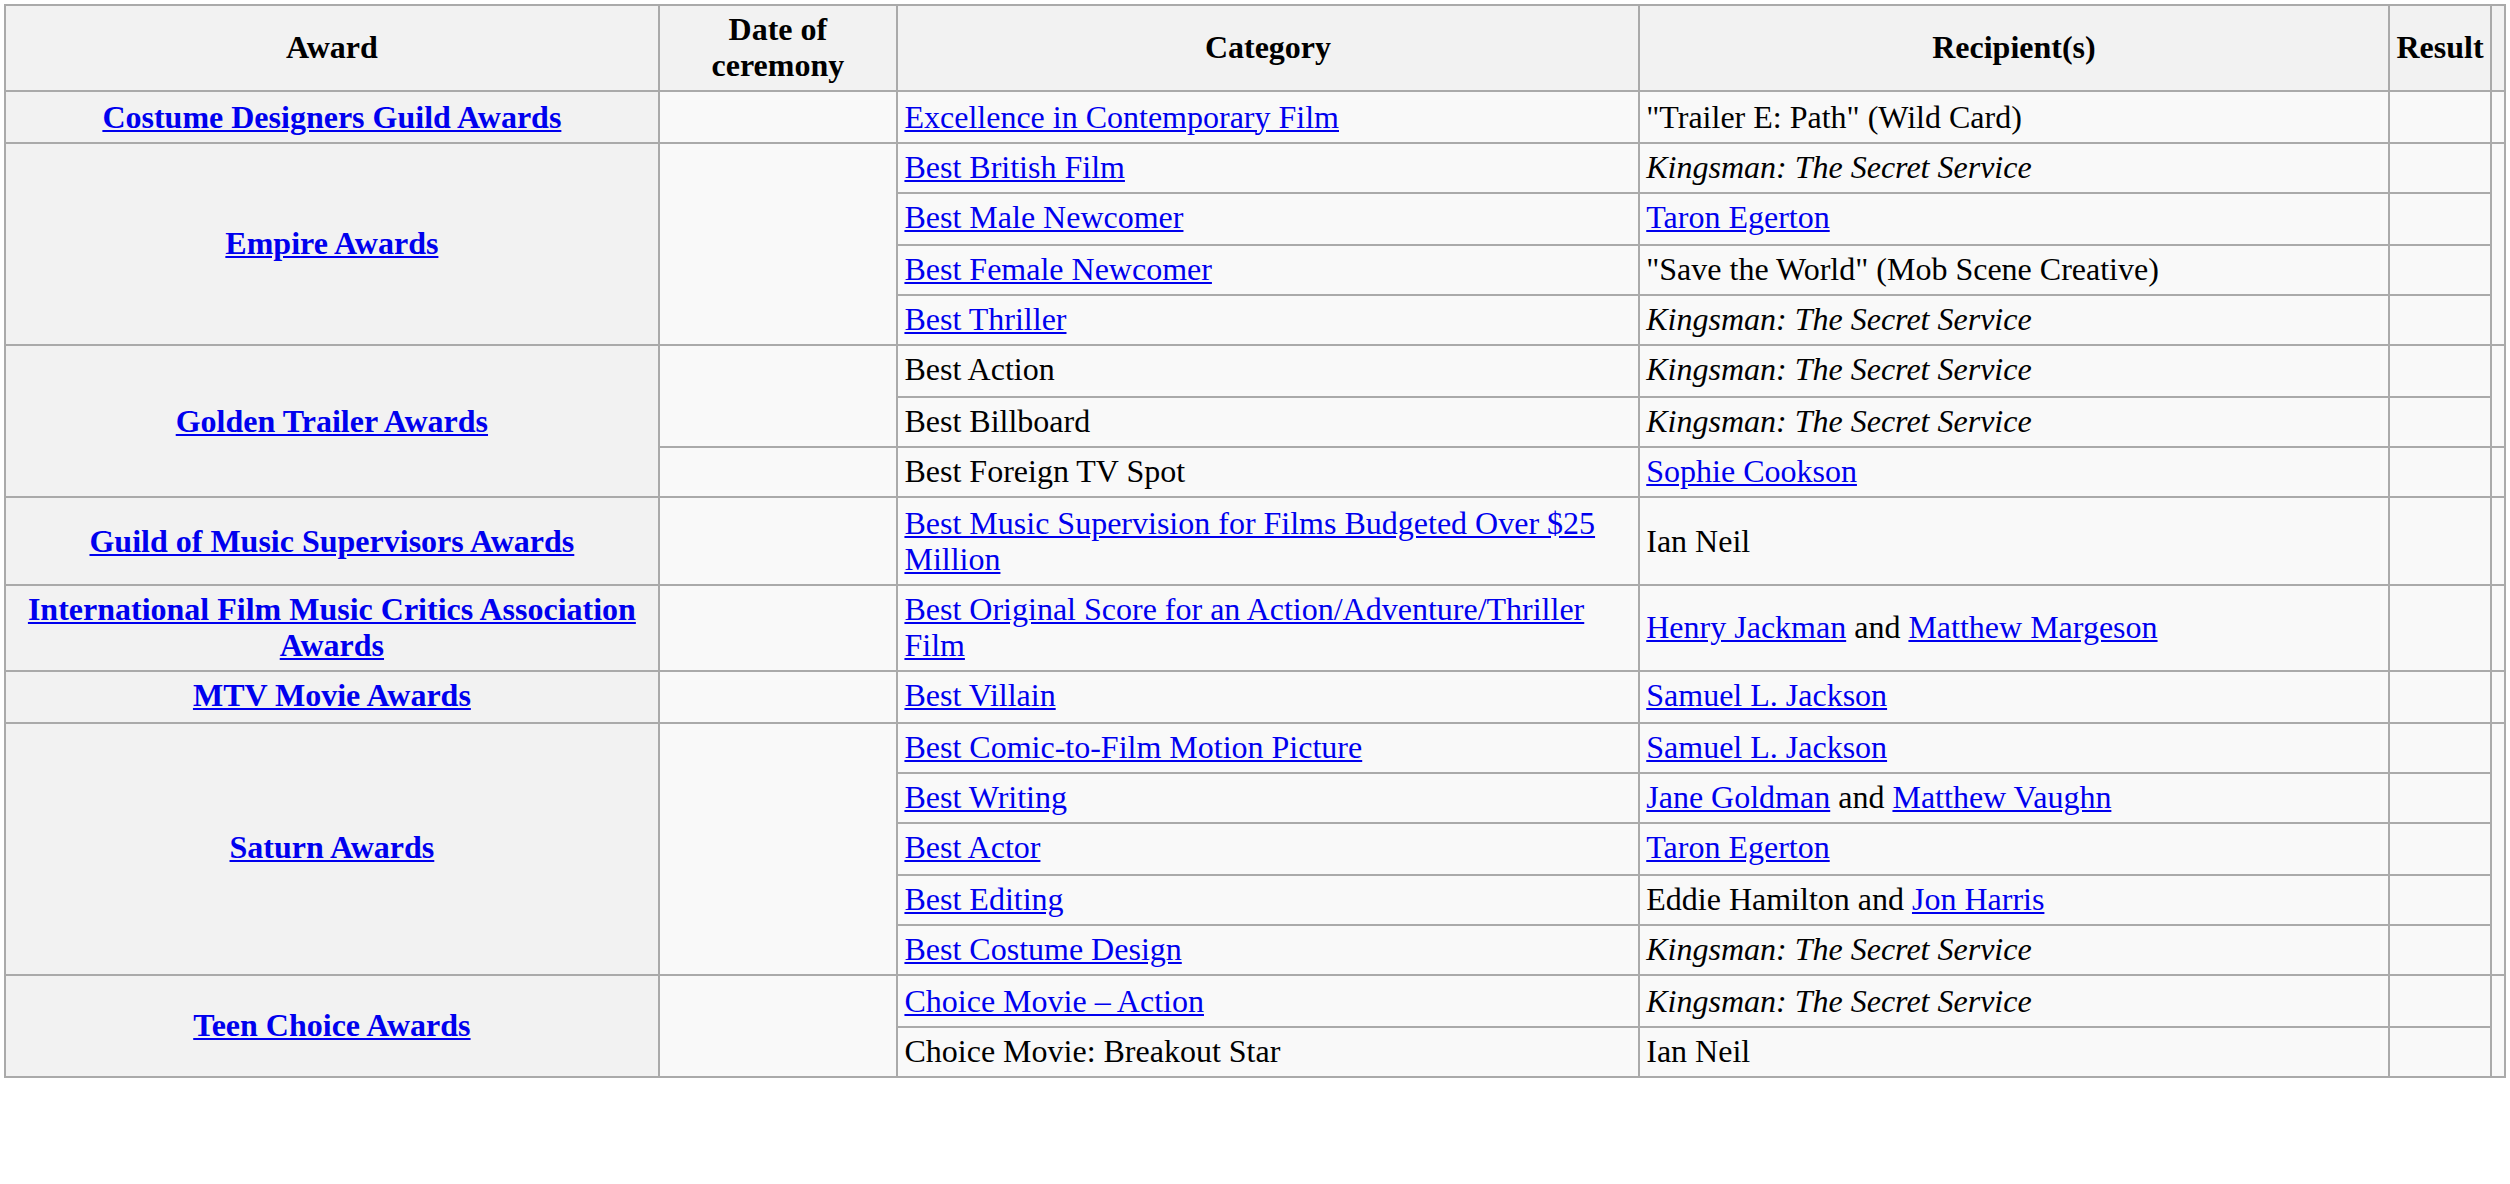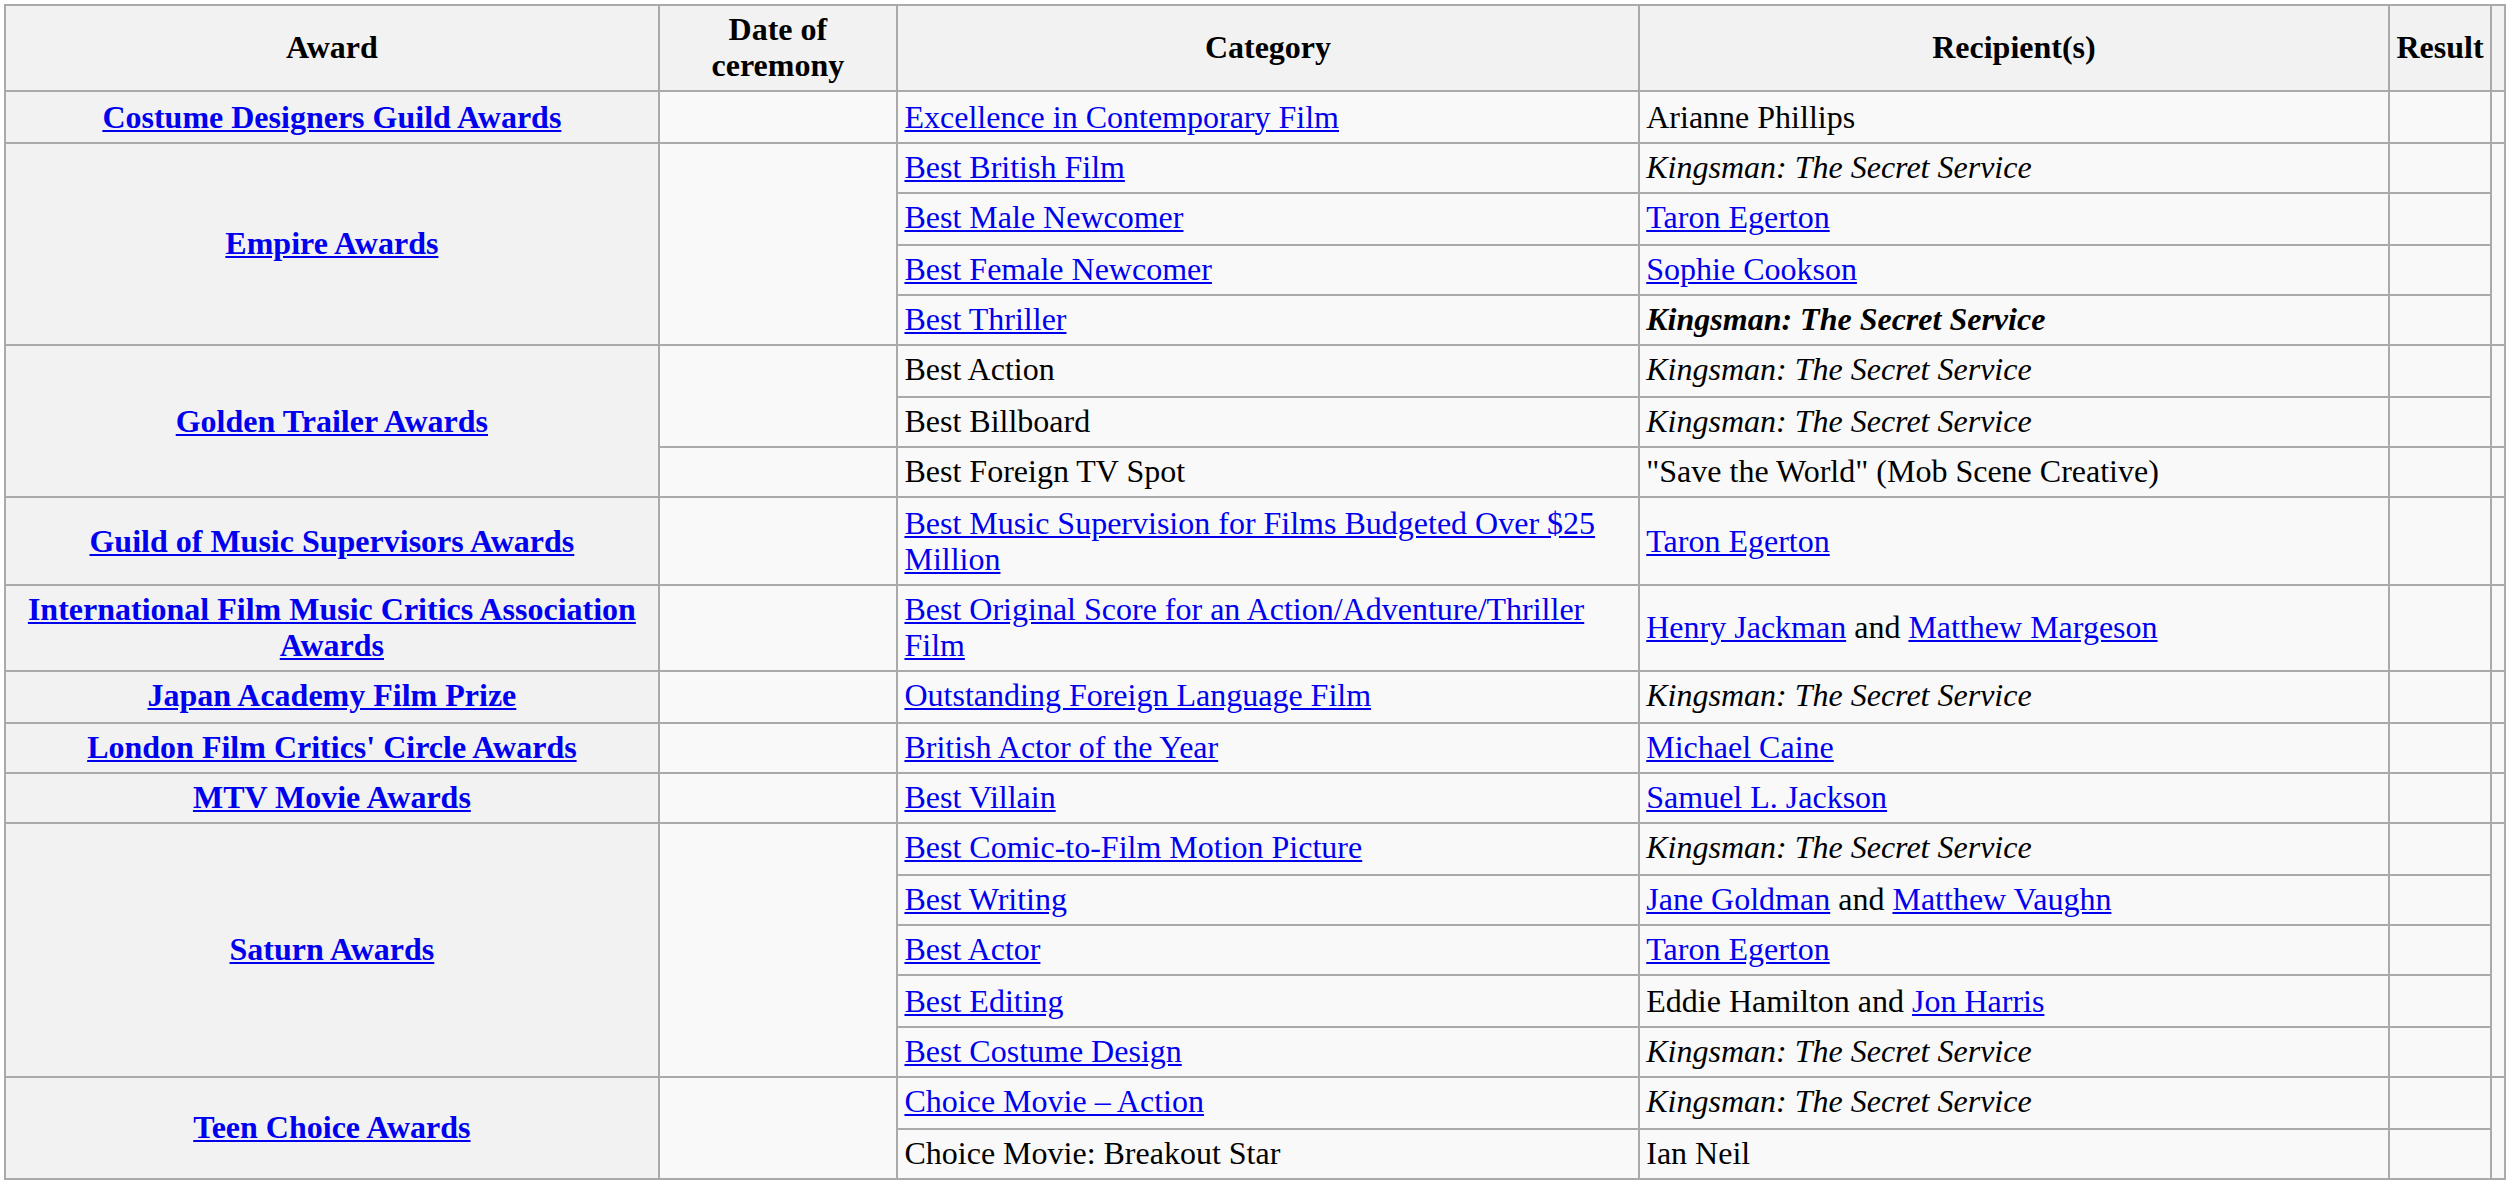(1834, 116) "Trailer E: Path" (Wild Card) -> (1751, 116) Arianne Phillips
(1903, 268) "Save the World" (Mob Scene Creative) -> (1752, 268) Sophie Cookson
(1839, 319) normal -> (1846, 319) bold
(1752, 471) Sophie Cookson -> (1903, 471) "Save the World" (Mob Scene Creative)
(1698, 540) Ian Neil -> (1738, 540) Taron Egerton
+ row: (1138, 696)
+ row: (1061, 746)
(1767, 746) Samuel L. Jackson -> (1839, 848) Kingsman: The Secret Service
